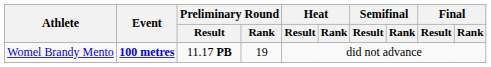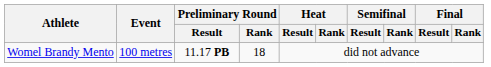(147, 53) bold -> (146, 53) normal
(262, 53) 19 -> (259, 53) 18
